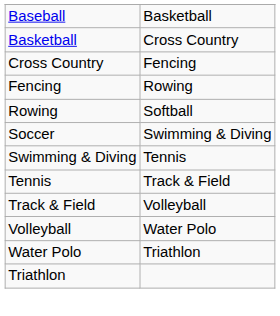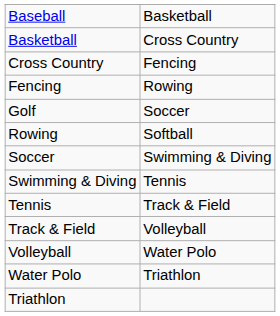+ row: (22, 110)
